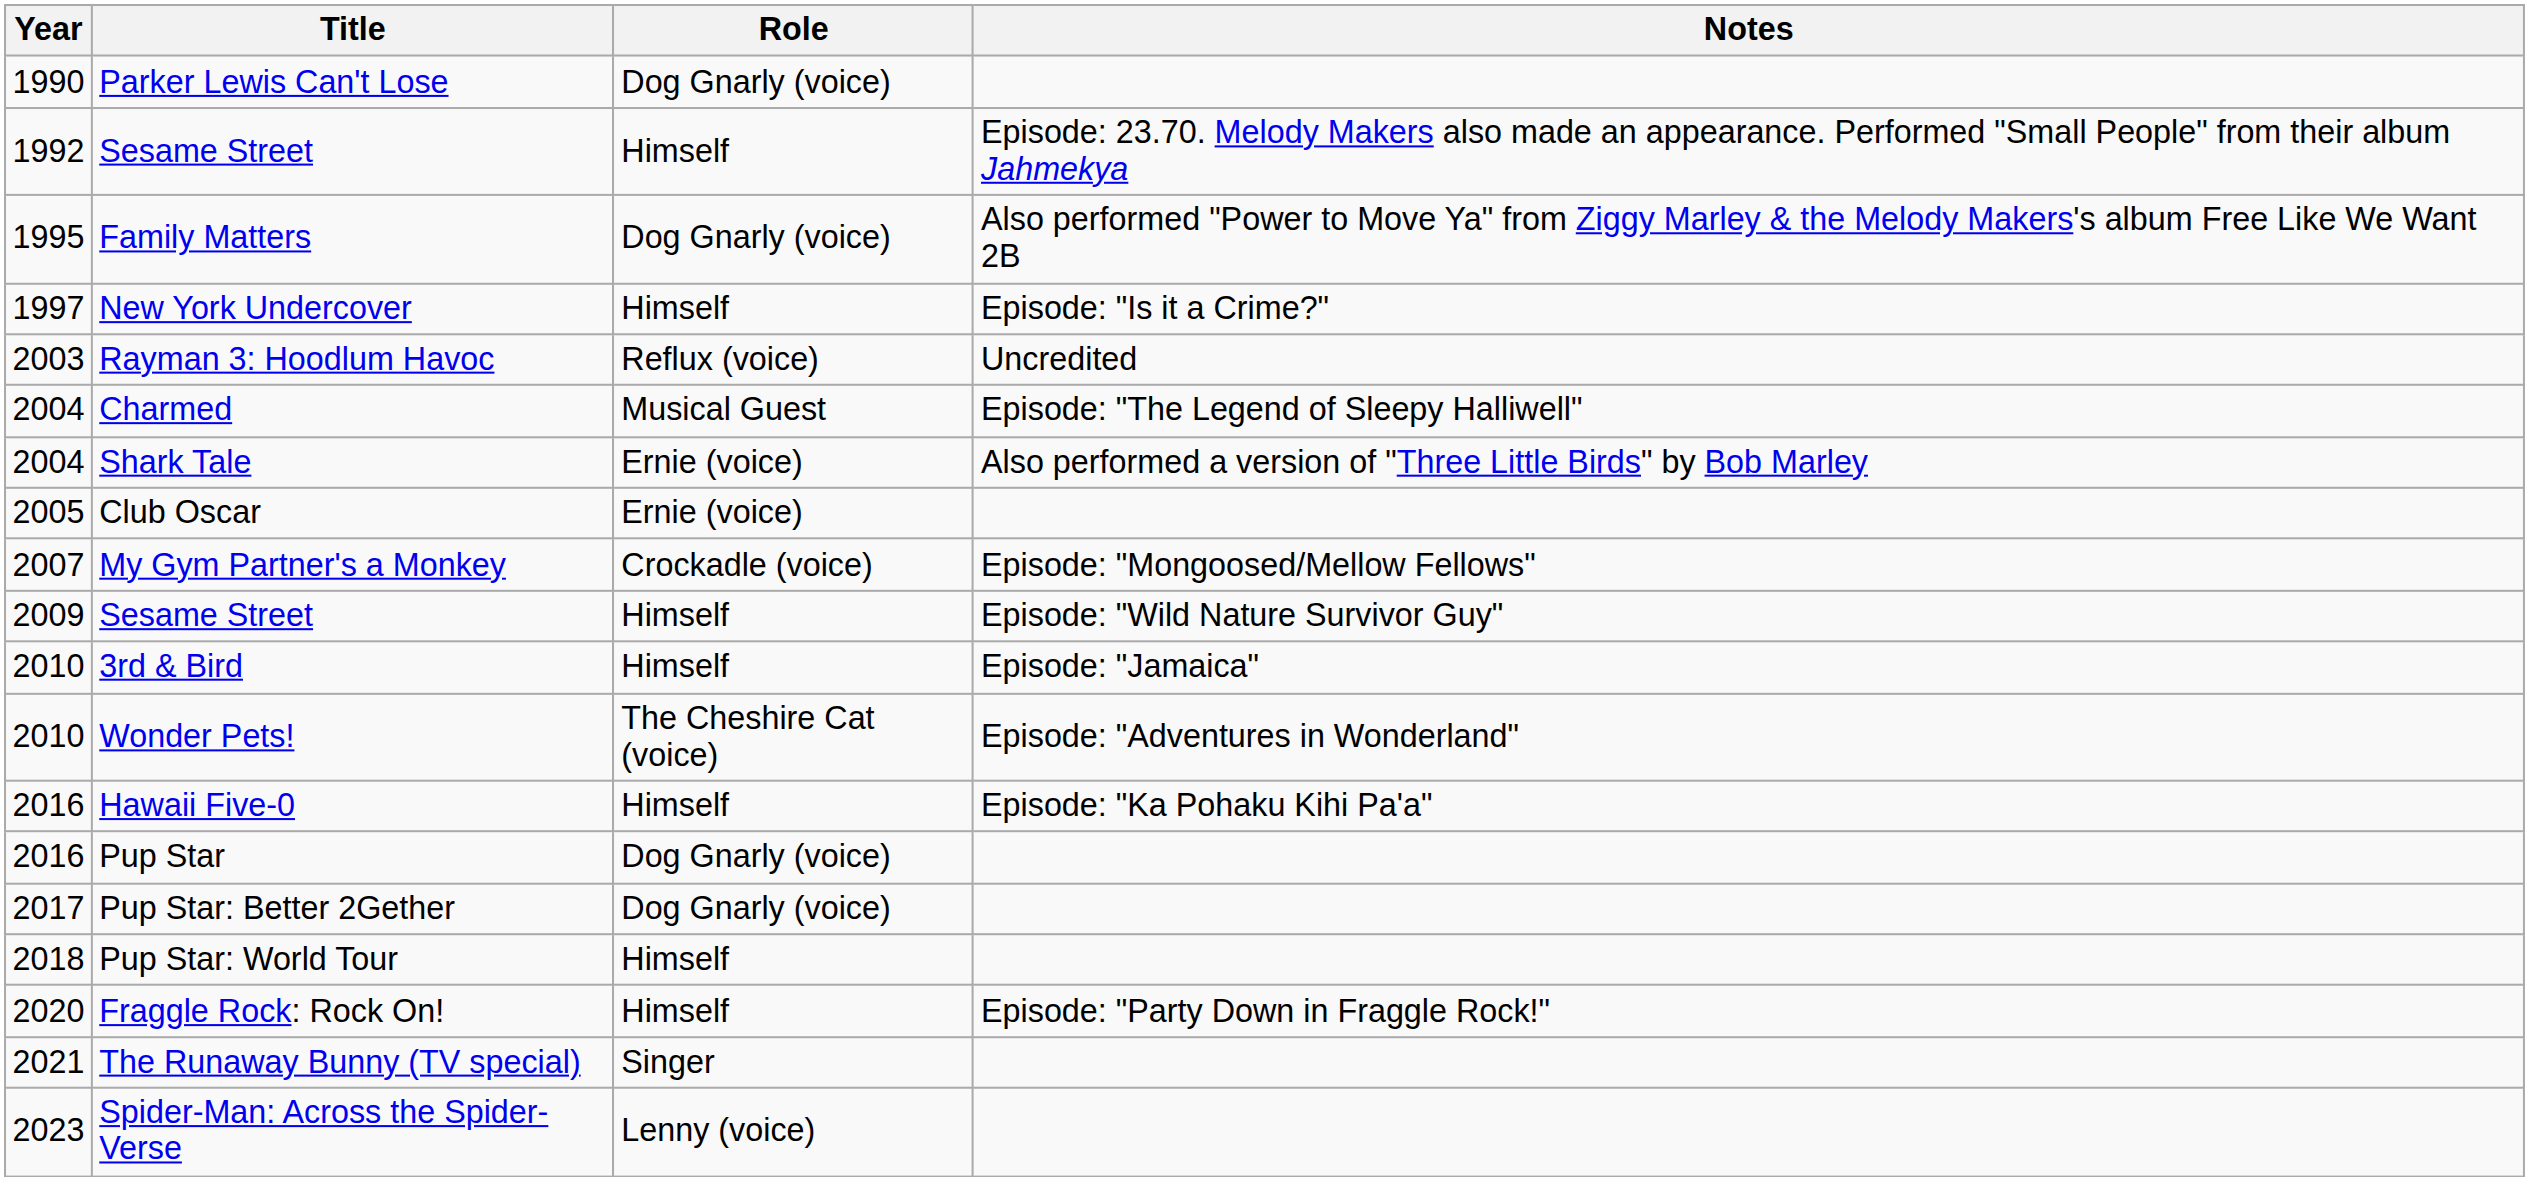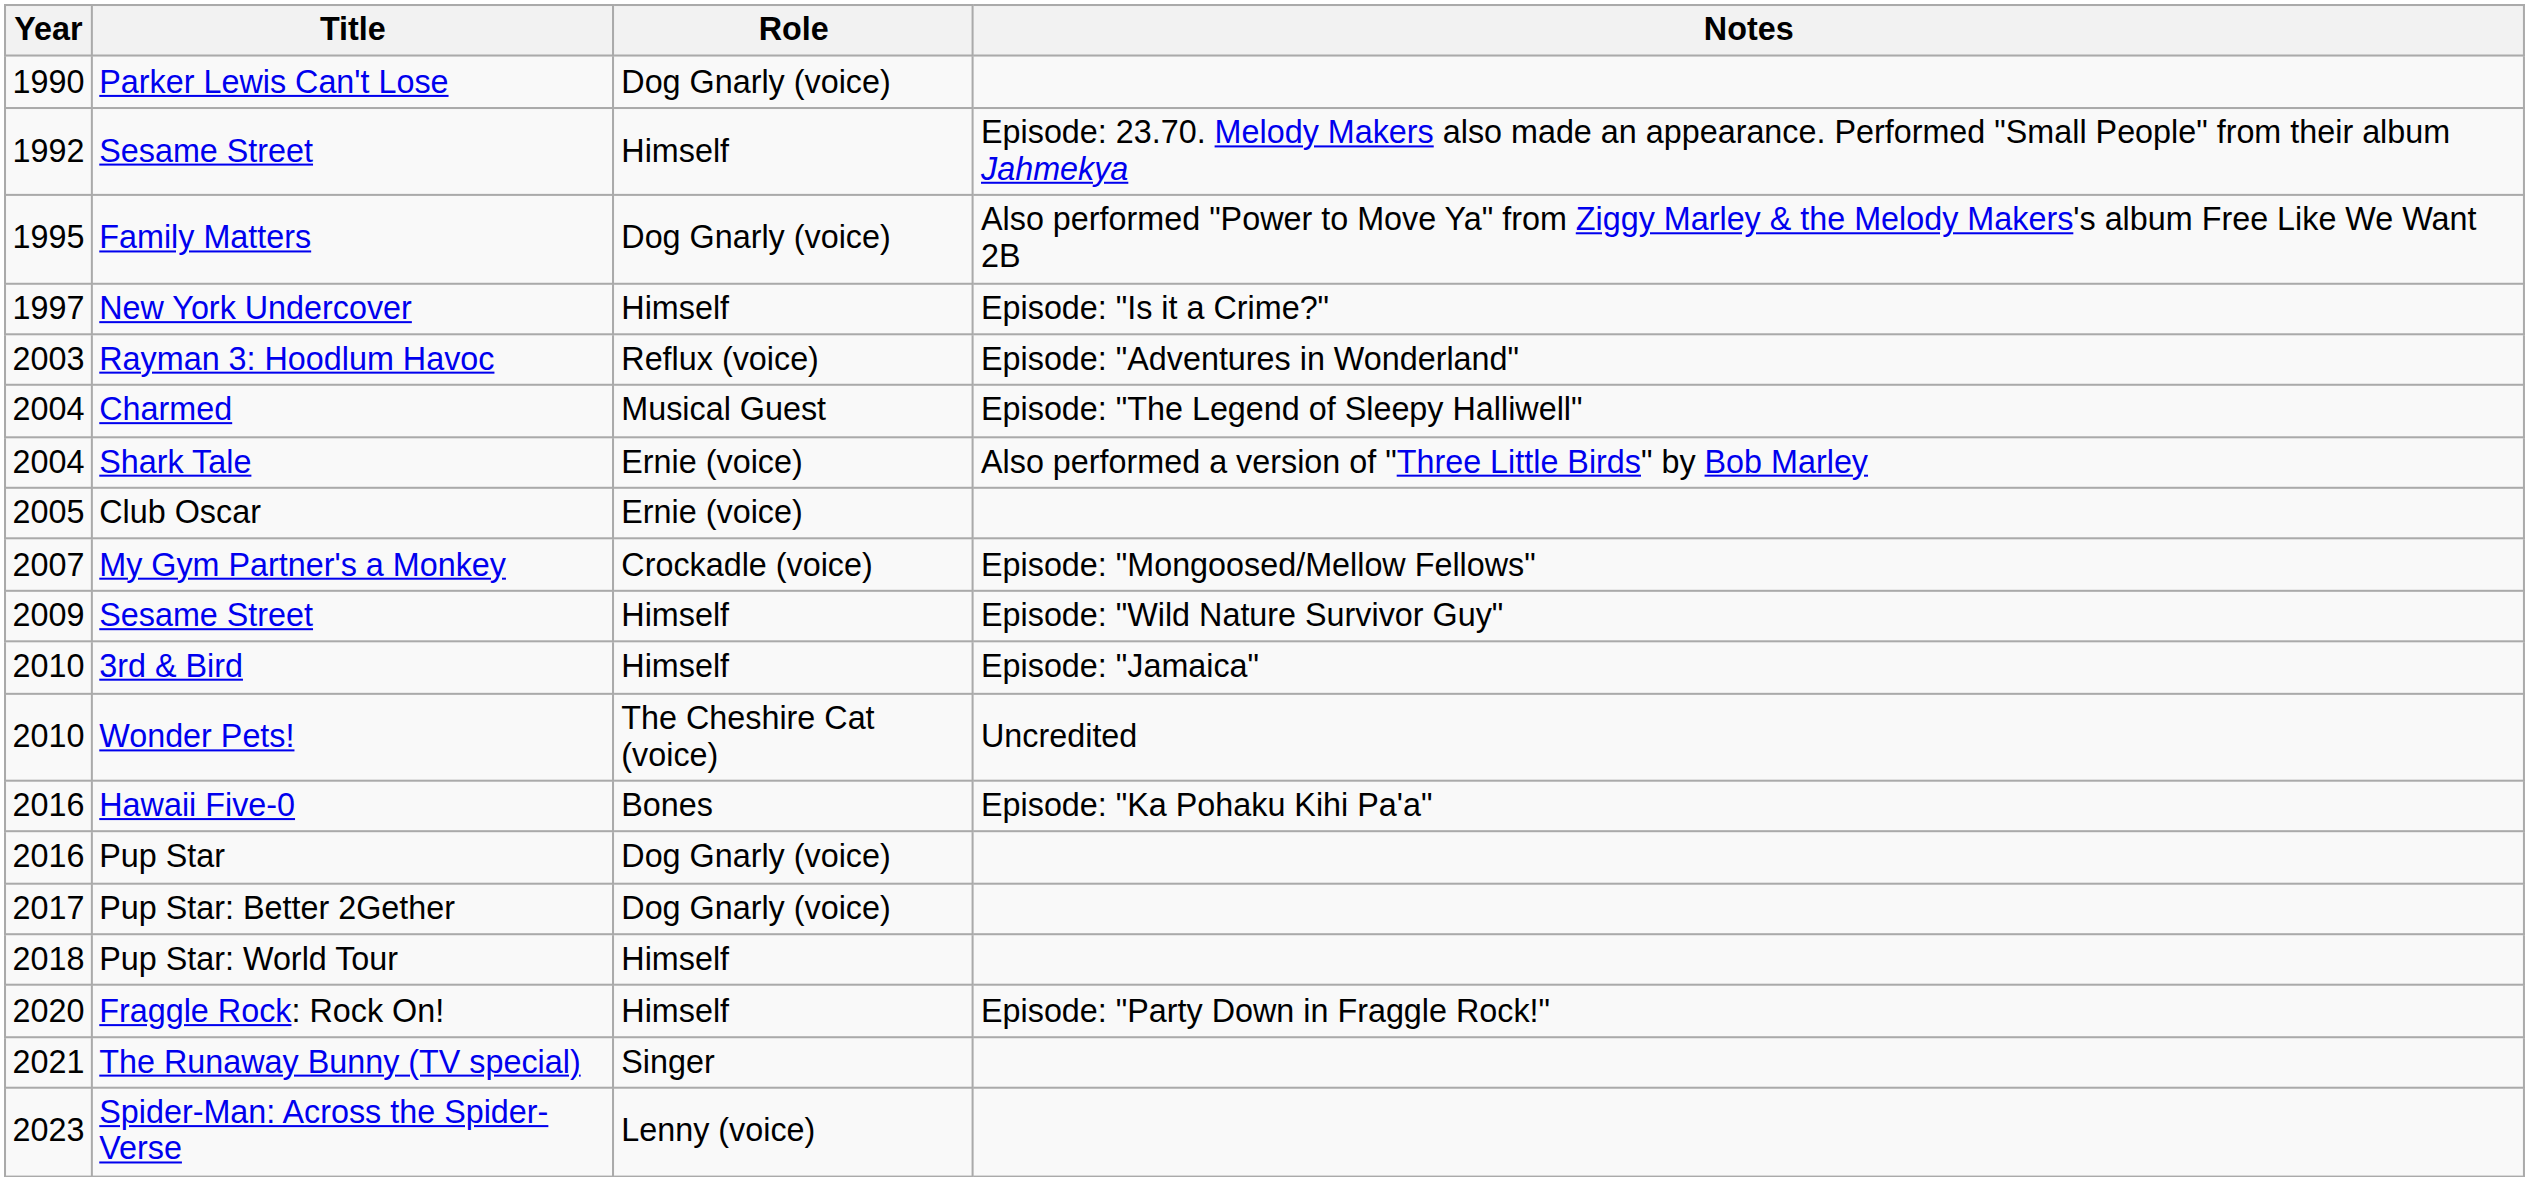(1059, 359) Uncredited -> (1250, 359) Episode: "Adventures in Wonderland"
(1250, 736) Episode: "Adventures in Wonderland" -> (1059, 736) Uncredited
(675, 805) Himself -> (667, 805) Bones
